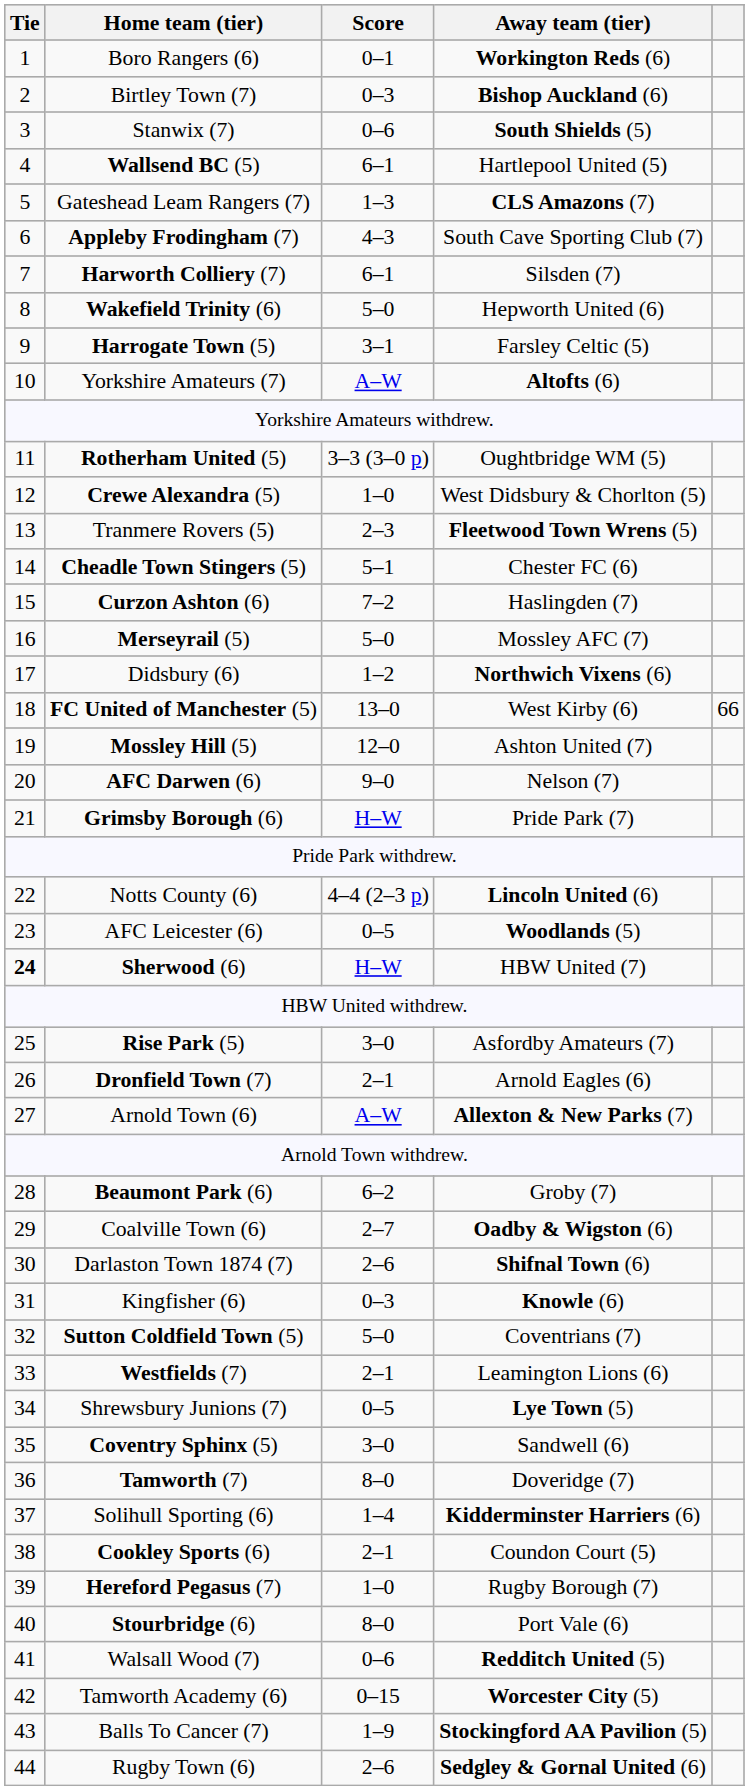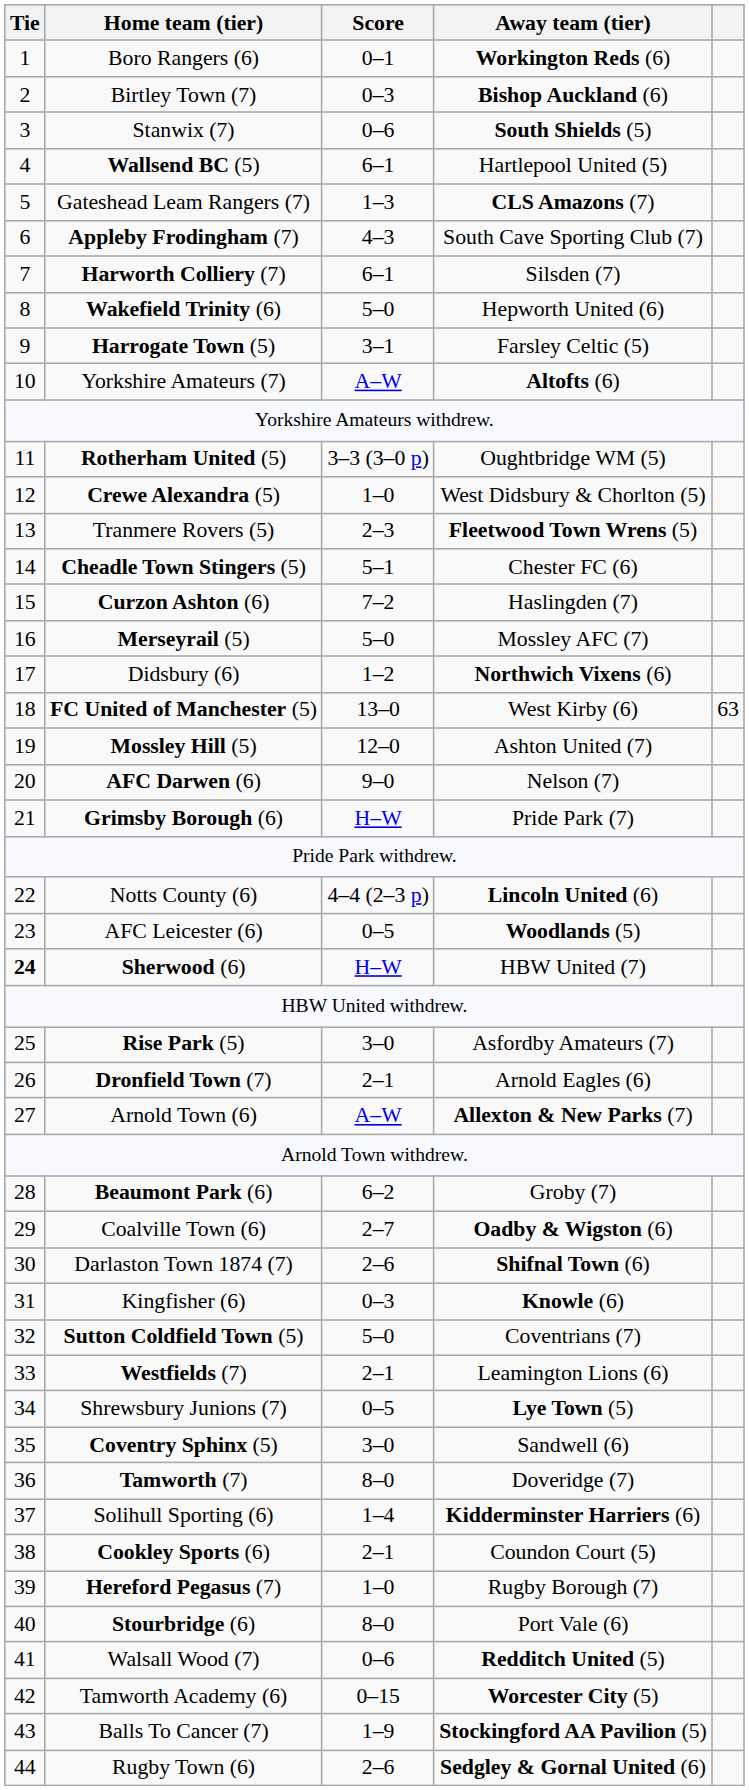(728, 709) 66 -> (728, 709) 63
